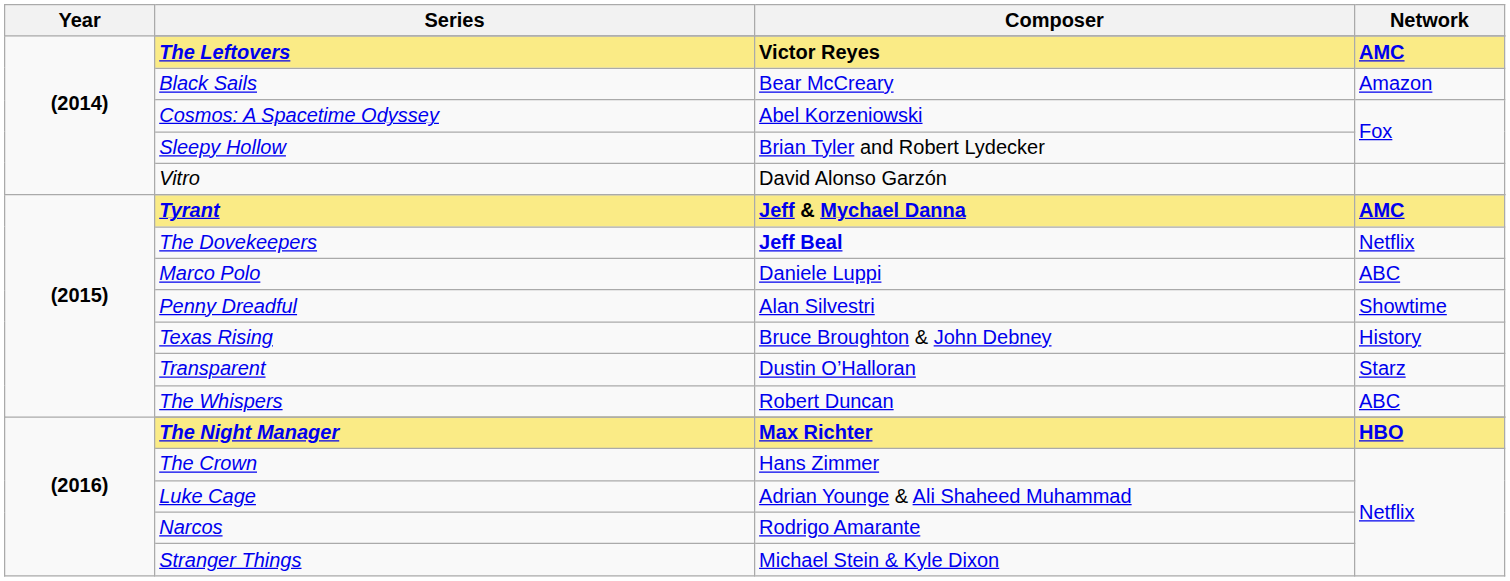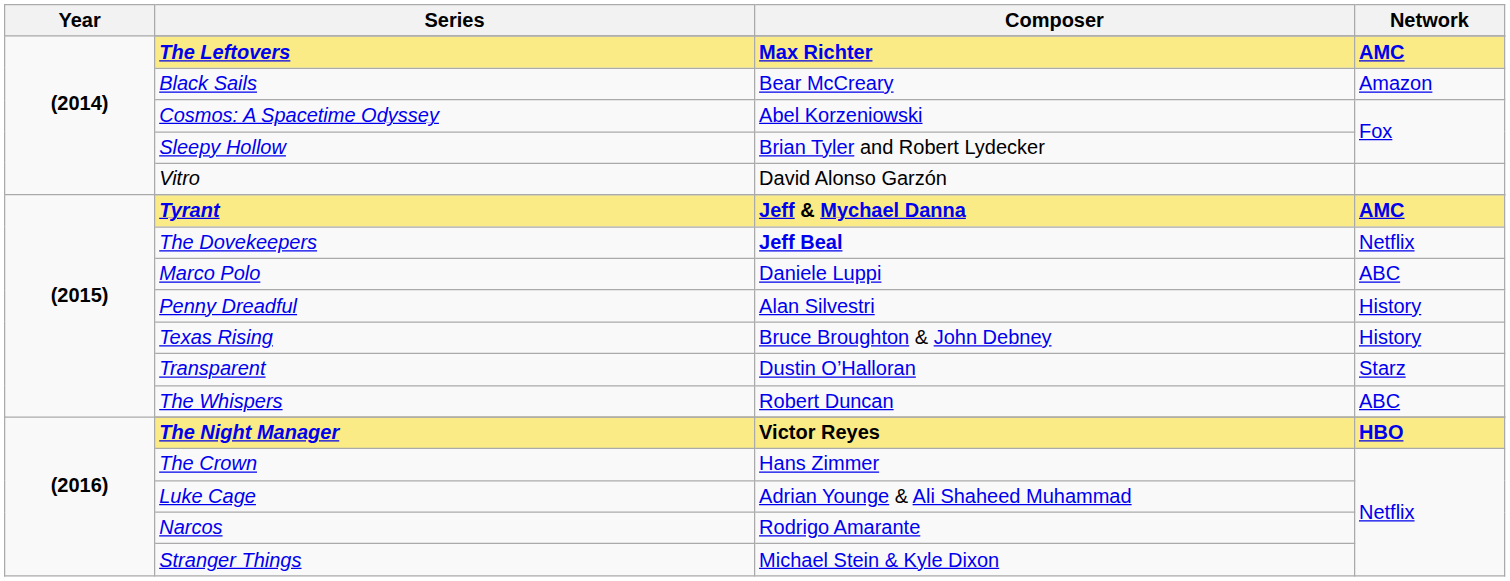(820, 52) Victor Reyes -> (816, 52) Max Richter
(1403, 305) Showtime -> (1390, 305) History
(816, 432) Max Richter -> (820, 432) Victor Reyes
